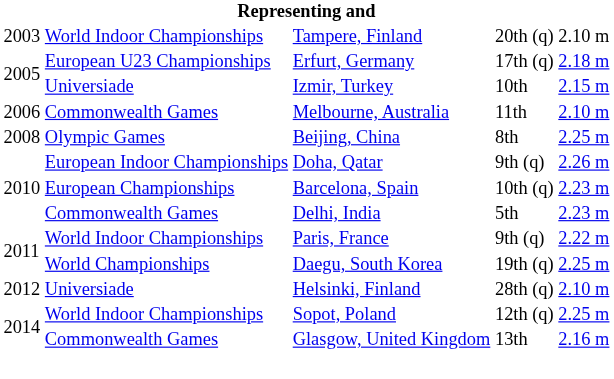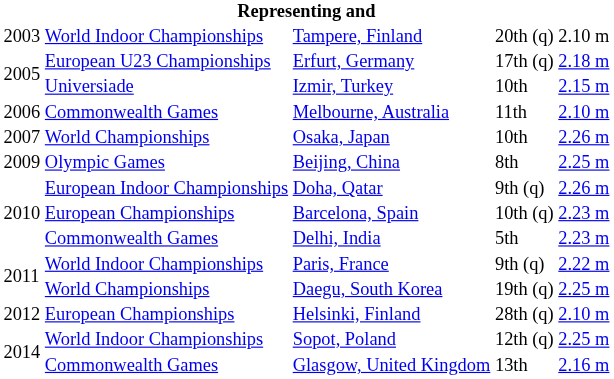+ row: (341, 137)
(22, 137) 2008 -> (22, 162) 2009
(89, 289) Universiade -> (140, 314) European Championships
